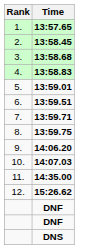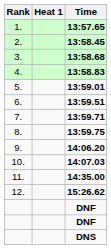+ column: (49, 12)
